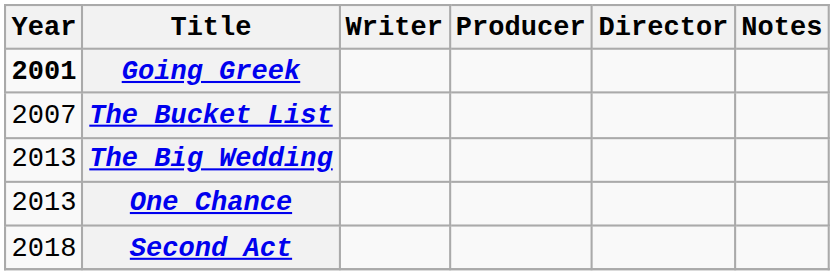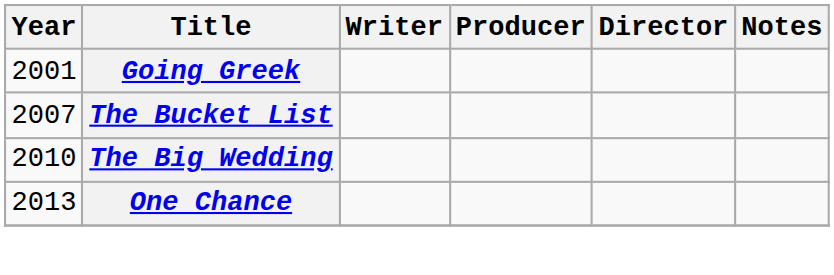(44, 71) bold -> (44, 71) normal
(44, 159) 2013 -> (44, 159) 2010
- row: (211, 247)
